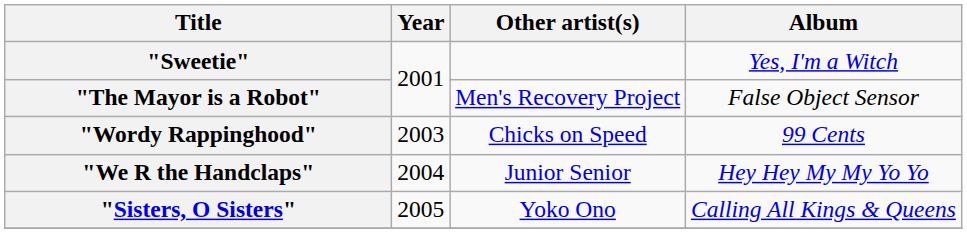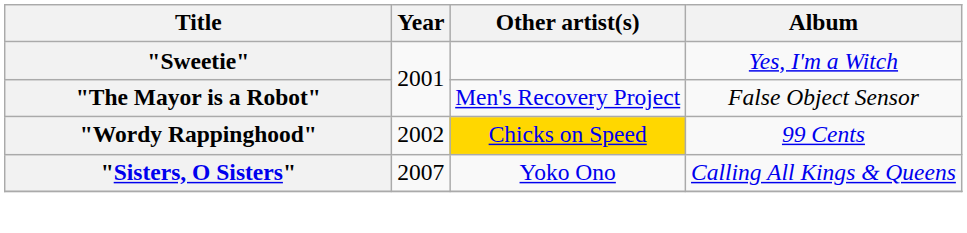(421, 135) 2003 -> (421, 135) 2002
(568, 135) no background -> (568, 135) gold background
- row: (198, 172)
(421, 209) 2005 -> (421, 172) 2007
